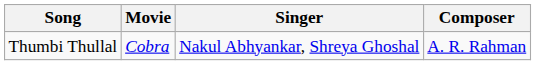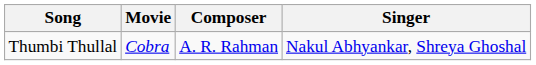columns swapped: (477, 18) <-> (299, 18)
